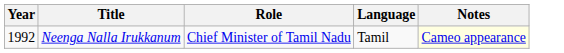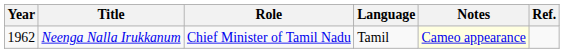+ column: (544, 15)
(21, 37) 1992 -> (21, 37) 1962
